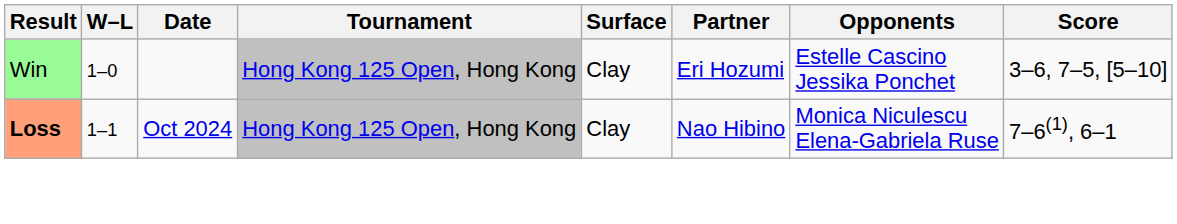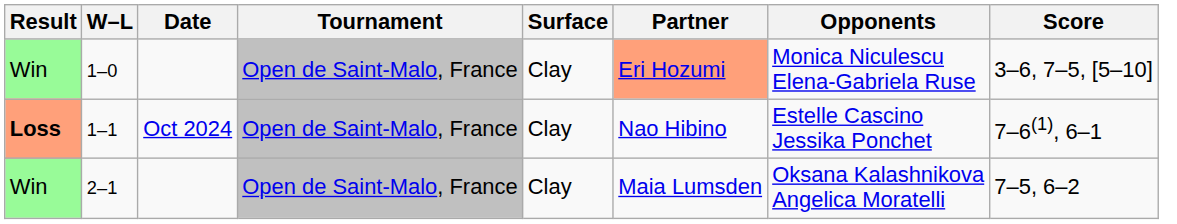(409, 68) Hong Kong 125 Open, Hong Kong -> (380, 68) Open de Saint-Malo, France
(730, 68) no background -> (672, 68) lightsalmon background
(875, 68) Estelle Cascino Jessika Ponchet -> (874, 68) Monica Niculescu Elena-Gabriela Ruse
(409, 128) Hong Kong 125 Open, Hong Kong -> (380, 128) Open de Saint-Malo, France
(897, 128) Monica Niculescu Elena-Gabriela Ruse -> (852, 128) Estelle Cascino Jessika Ponchet
+ row: (102, 189)
